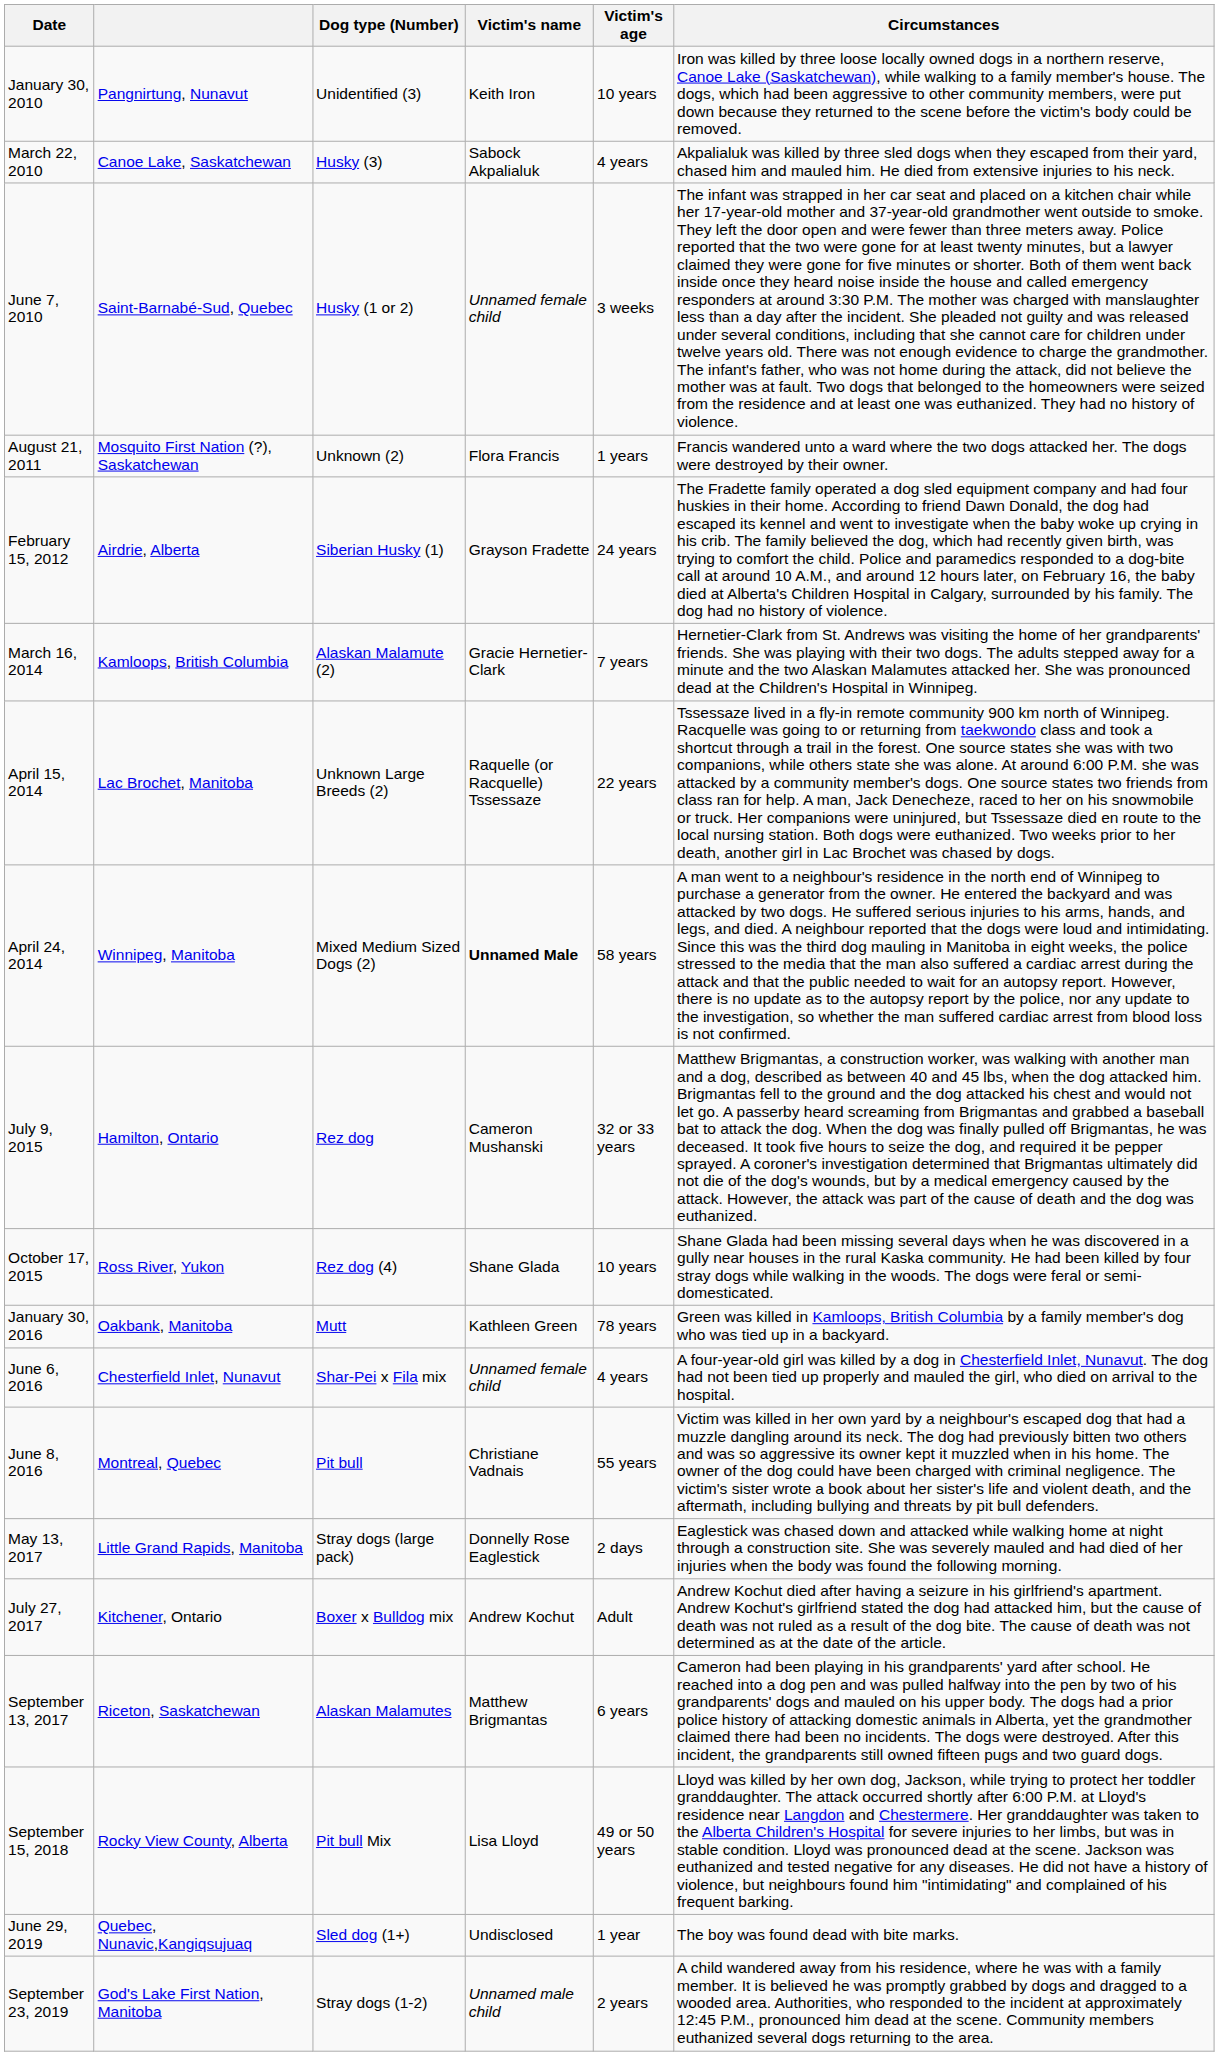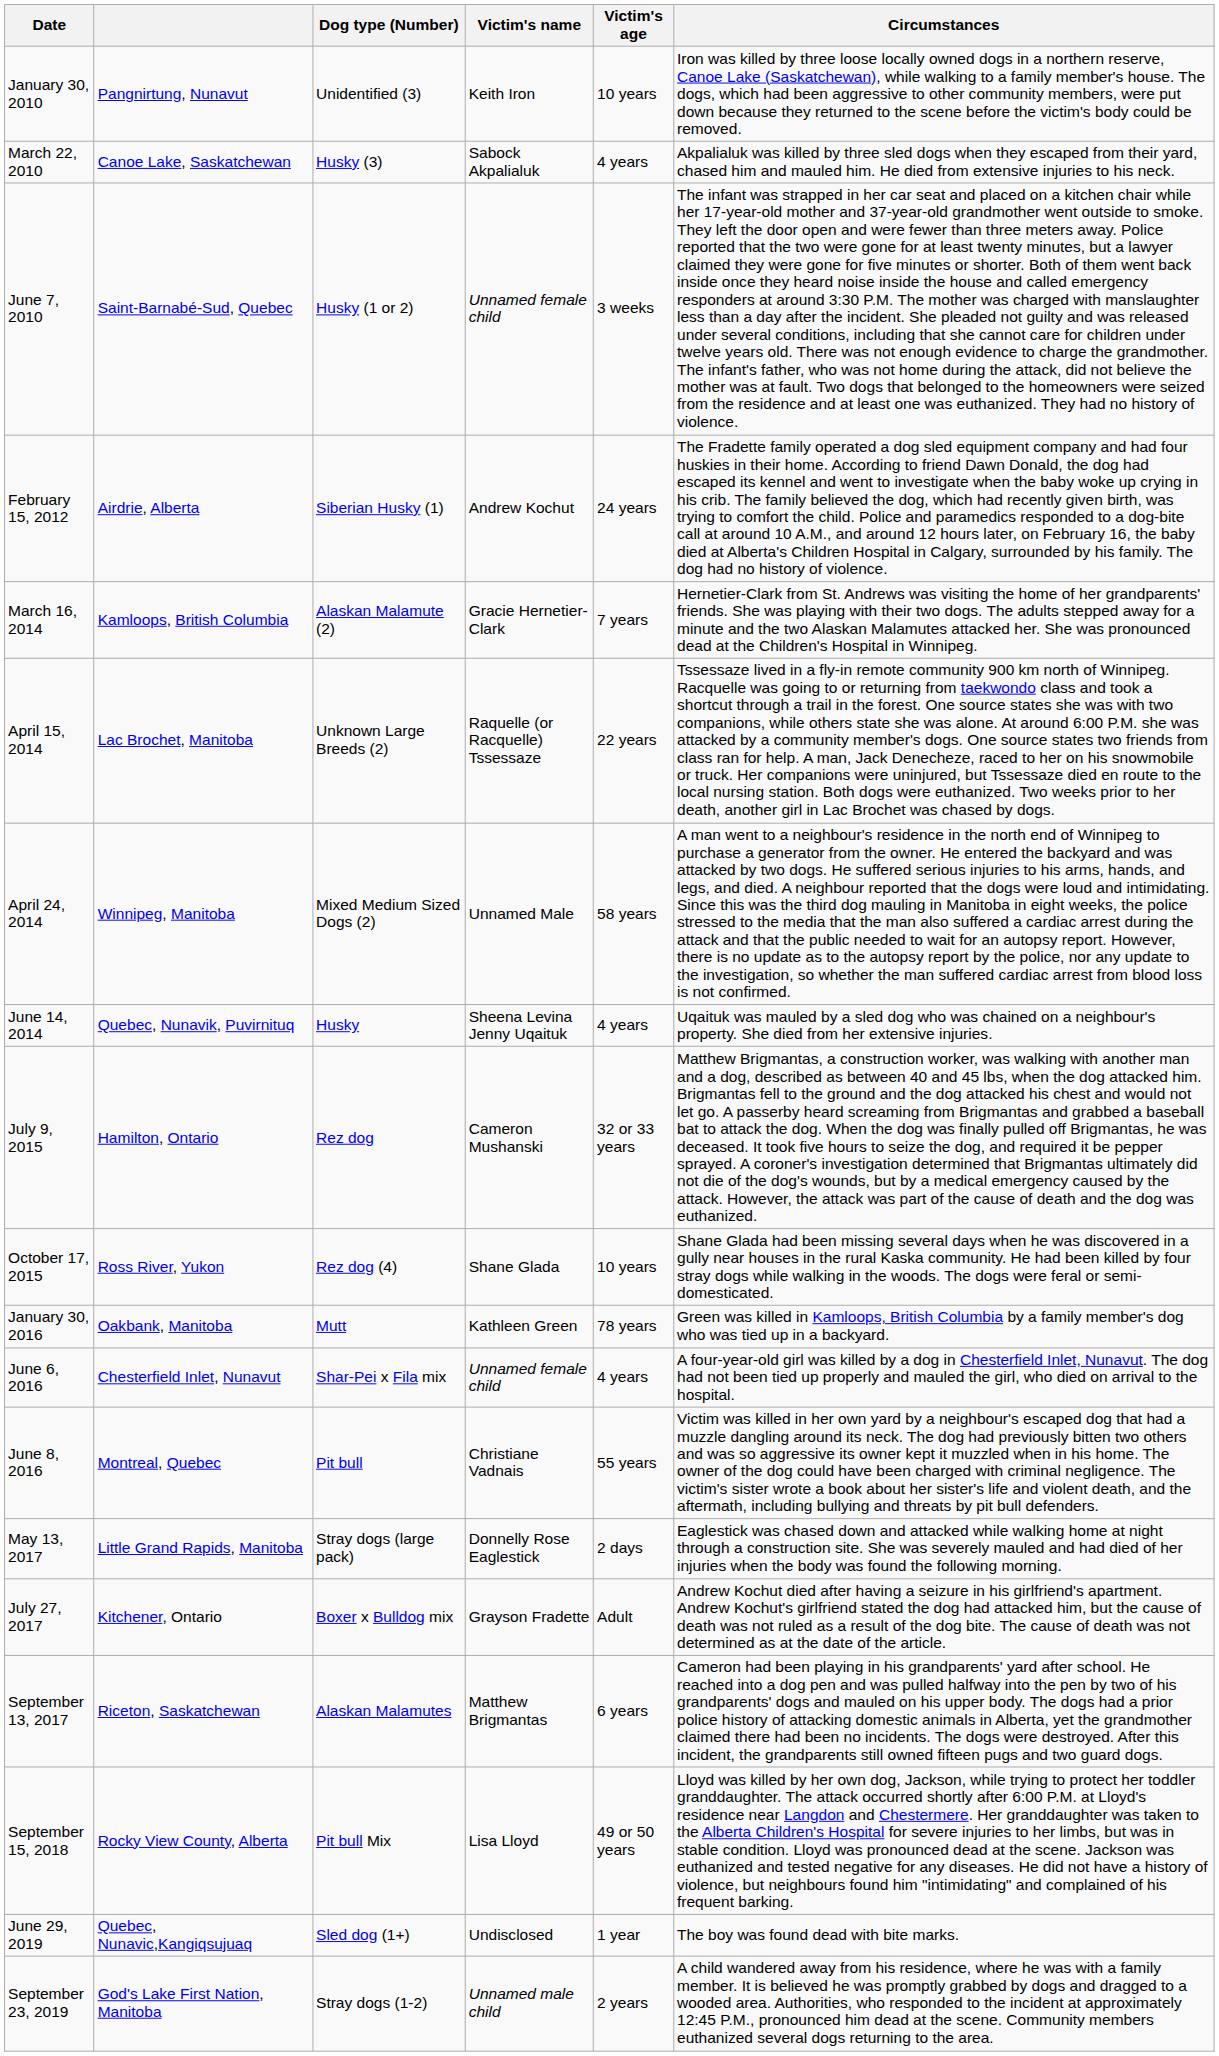- row: (45, 455)
(529, 550) Grayson Fradette -> (521, 508) Andrew Kochut
(523, 955) bold -> (521, 913) normal
+ row: (38, 1025)
(521, 1616) Andrew Kochut -> (529, 1616) Grayson Fradette
